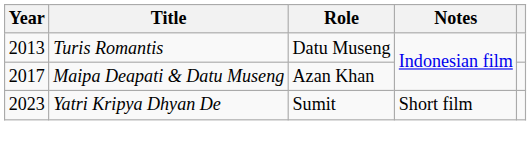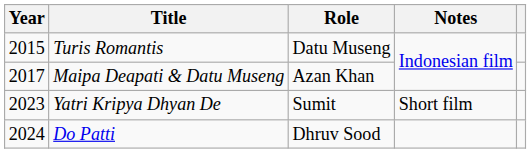(27, 47) 2013 -> (27, 47) 2015
+ row: (84, 133)
